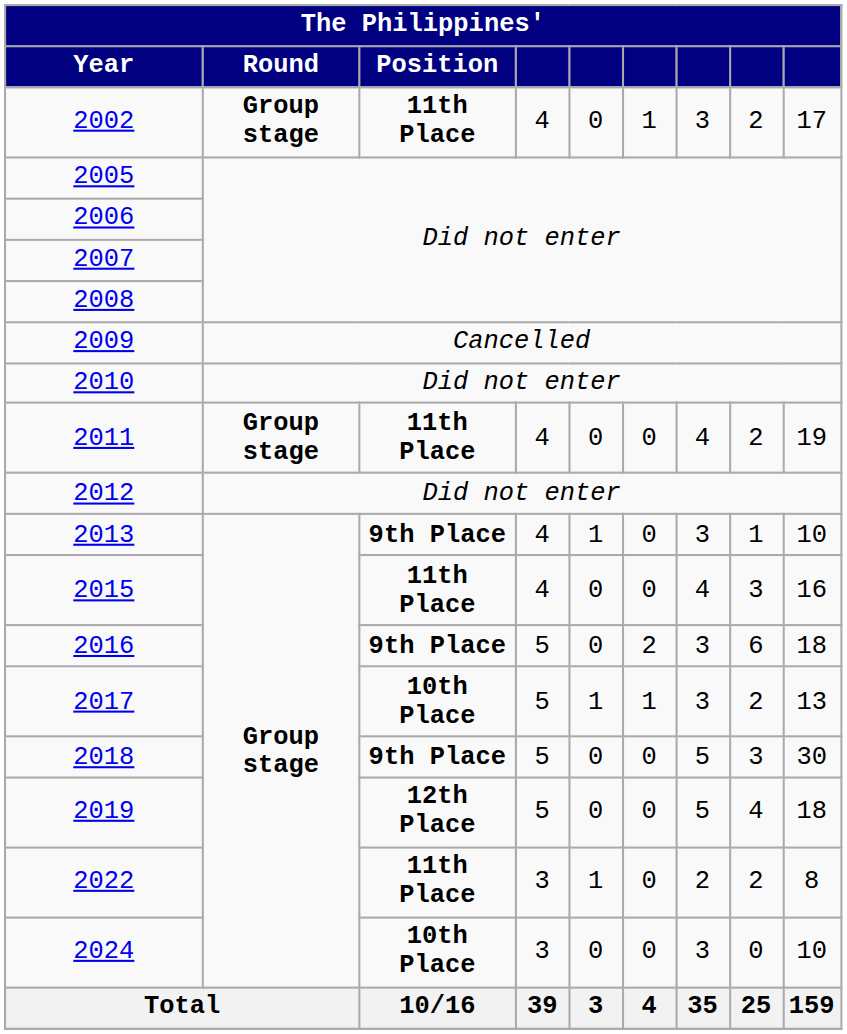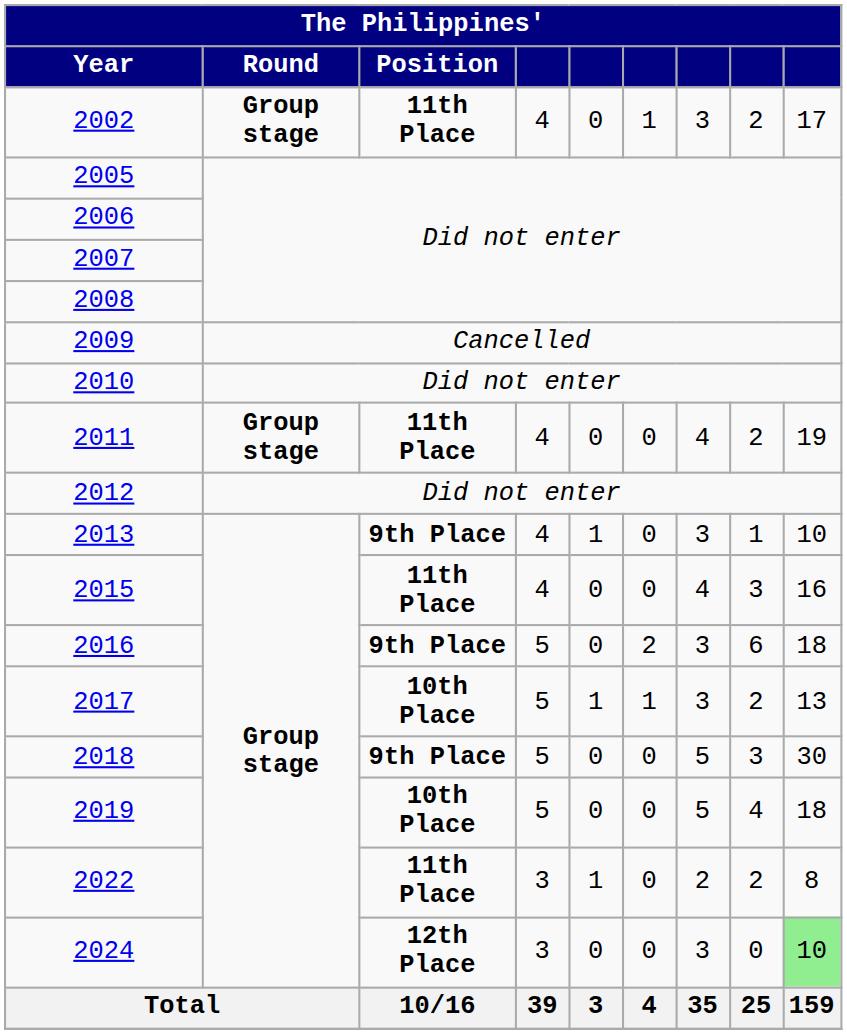(437, 813) 12th Place -> (437, 813) 10th Place
(437, 953) 10th Place -> (437, 953) 12th Place
(812, 953) no background -> (812, 953) lightgreen background
